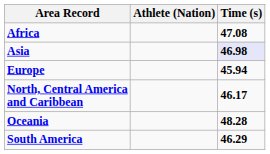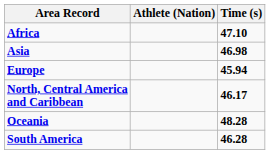(234, 32) 47.08 -> (234, 32) 47.10
(234, 51) lavender background -> (234, 51) no background
(234, 139) 46.29 -> (234, 139) 46.28
